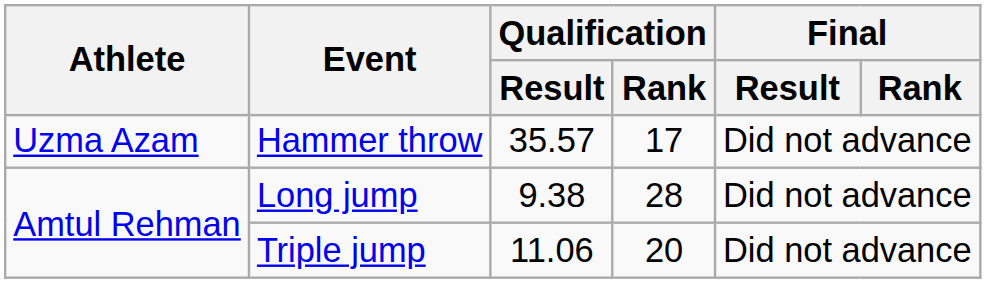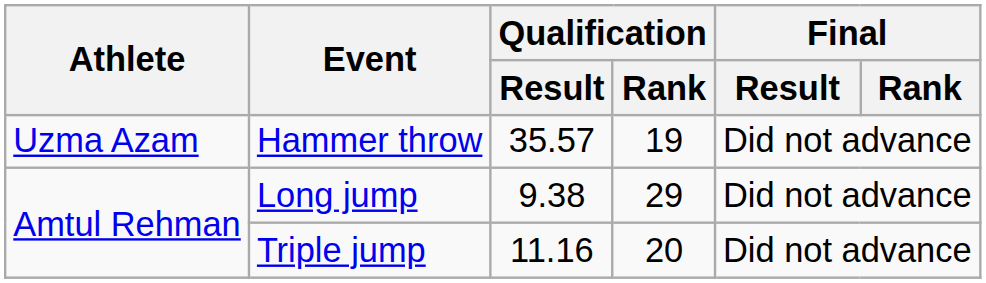(664, 142) 17 -> (664, 142) 19
(664, 196) 28 -> (664, 196) 29
(552, 250) 11.06 -> (552, 250) 11.16
